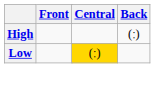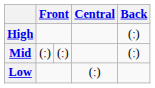+ row: (20, 53)
(95, 53) gold background -> (95, 72) no background
